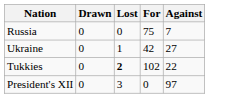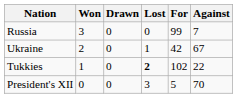+ column: (90, 13)
(149, 31) 75 -> (176, 31) 99
(171, 48) 27 -> (199, 48) 67
(146, 84) 0 -> (173, 84) 5
(171, 84) 97 -> (199, 84) 70
